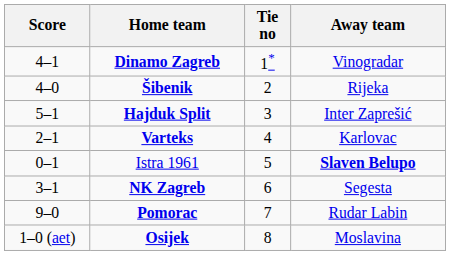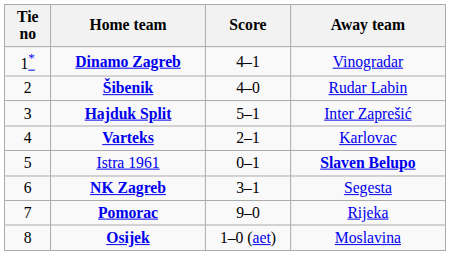columns swapped: (268, 25) <-> (47, 25)
(368, 88) Rijeka -> (368, 88) Rudar Labin
(368, 212) Rudar Labin -> (368, 212) Rijeka
